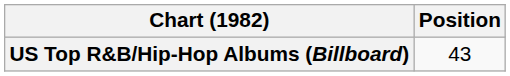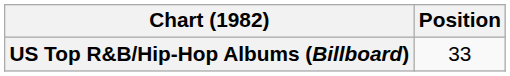(460, 53) 43 -> (460, 53) 33
